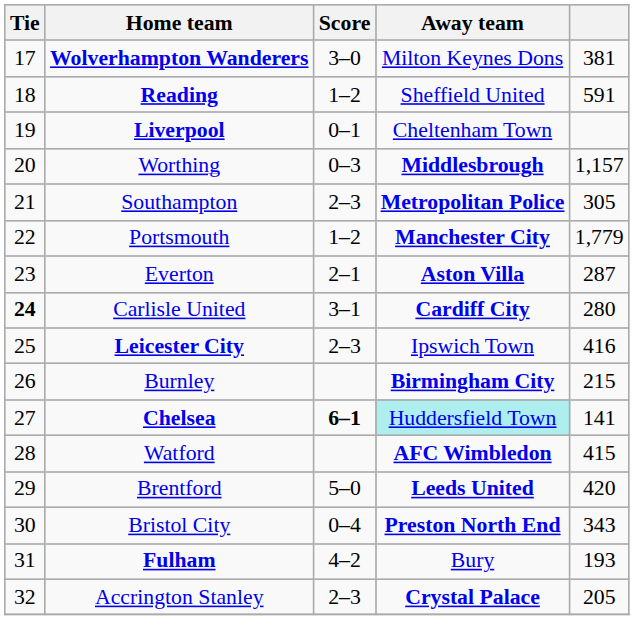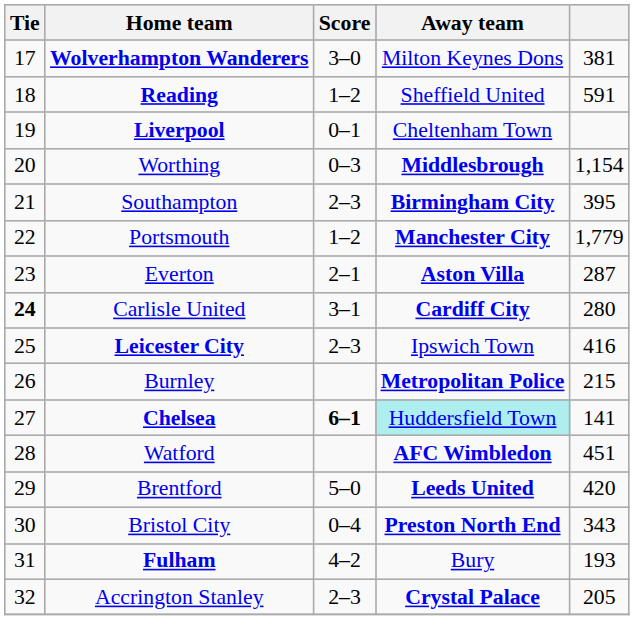(599, 165) 1,157 -> (599, 165) 1,154
(473, 201) Metropolitan Police -> (473, 201) Birmingham City
(599, 201) 305 -> (599, 201) 395
(473, 381) Birmingham City -> (473, 381) Metropolitan Police
(599, 452) 415 -> (599, 452) 451
